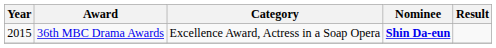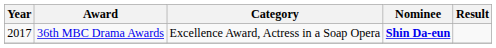(19, 33) 2015 -> (19, 33) 2017
